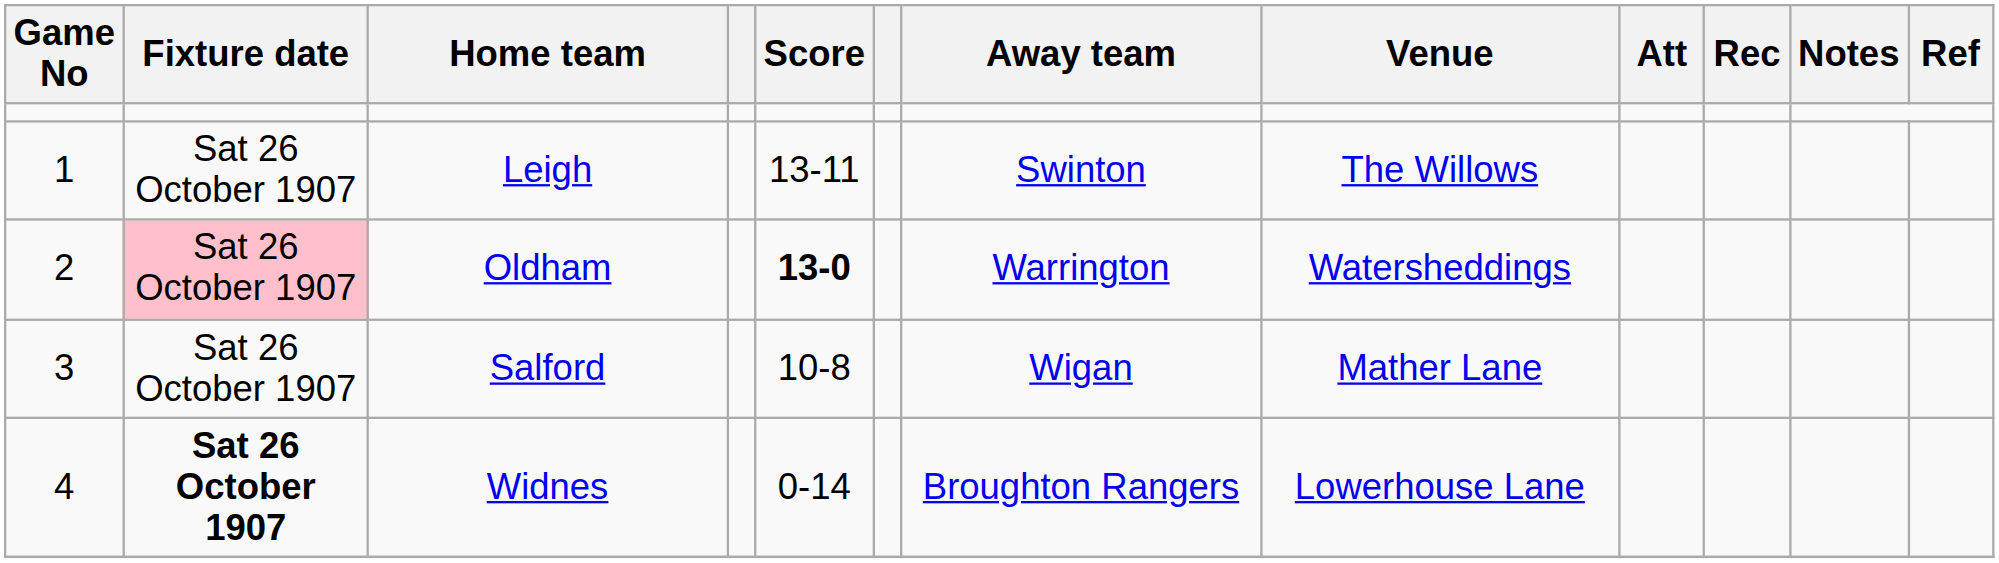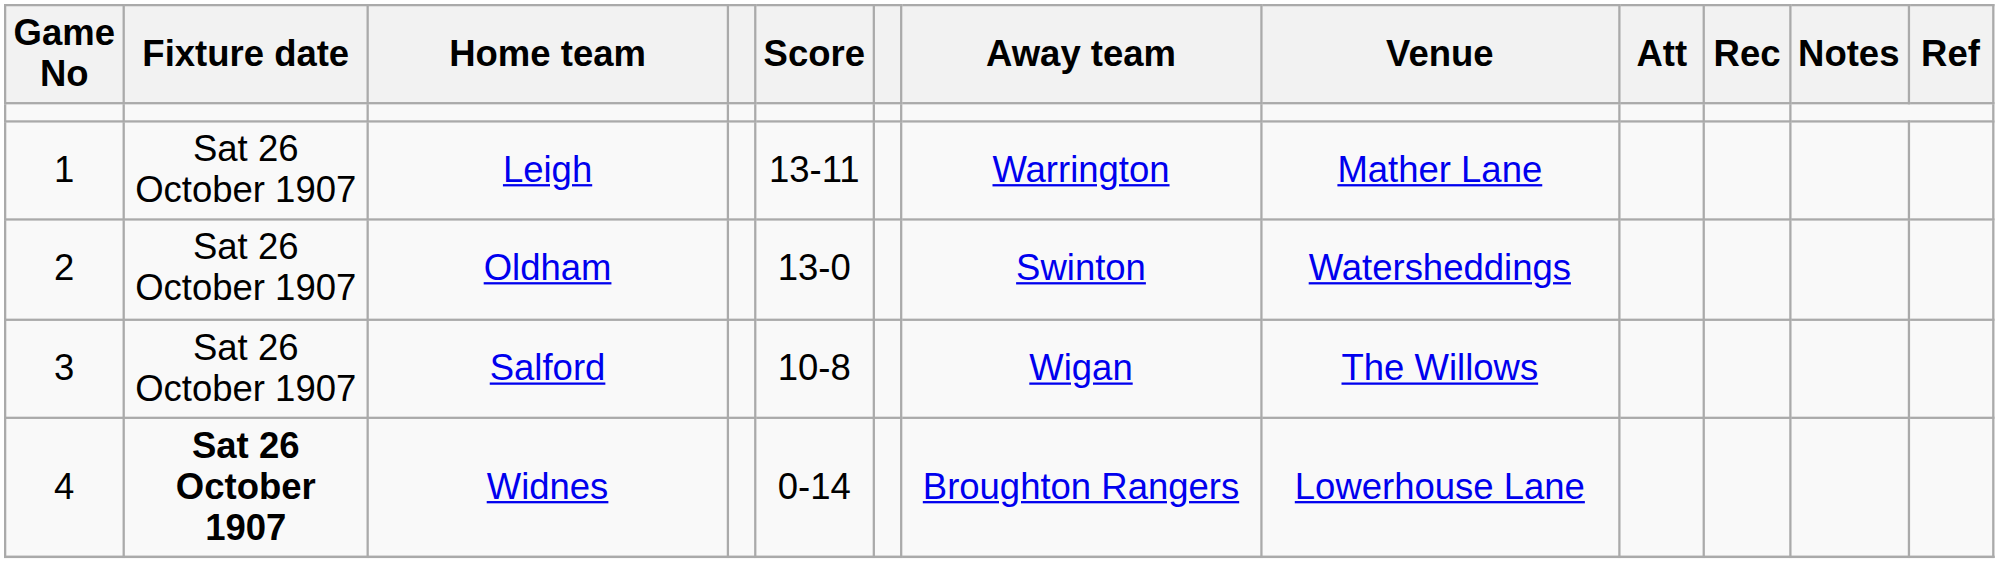(1081, 169) Swinton -> (1081, 169) Warrington
(1440, 169) The Willows -> (1440, 169) Mather Lane
(246, 268) pink background -> (246, 268) no background
(814, 268) bold -> (814, 268) normal
(1081, 268) Warrington -> (1081, 268) Swinton
(1440, 367) Mather Lane -> (1440, 367) The Willows
